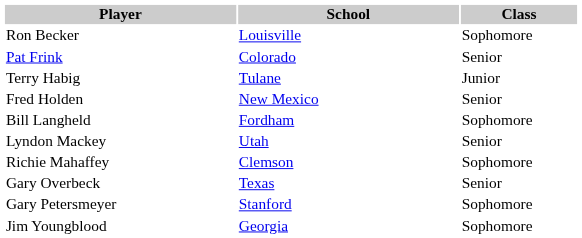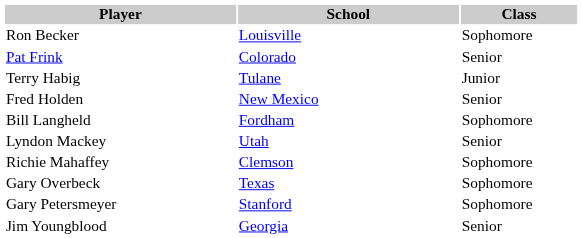(482, 183) Senior -> (497, 183) Sophomore
(497, 225) Sophomore -> (482, 225) Senior
